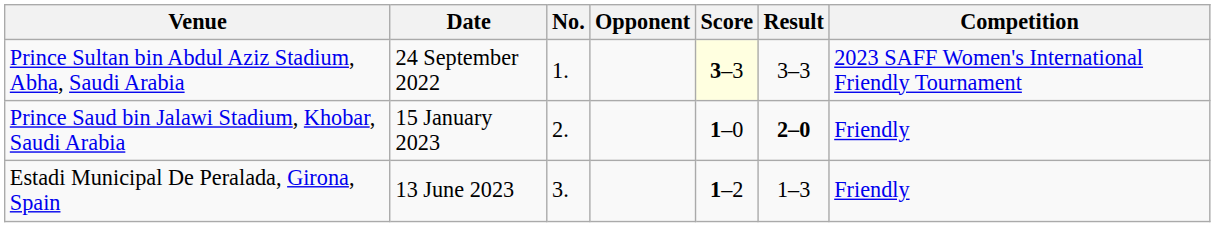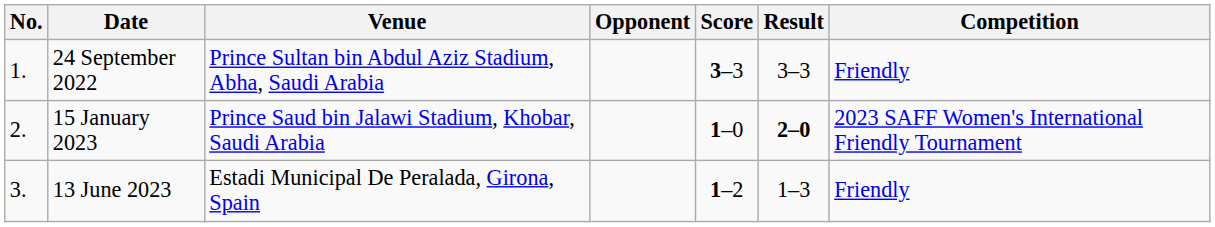columns swapped: (568, 22) <-> (198, 22)
(727, 69) lightyellow background -> (727, 69) no background
(989, 69) 2023 SAFF Women's International Friendly Tournament -> (872, 69) Friendly
(872, 130) Friendly -> (989, 130) 2023 SAFF Women's International Friendly Tournament
